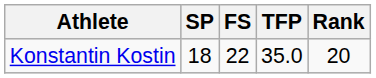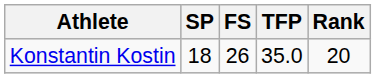(238, 56) 22 -> (238, 56) 26
